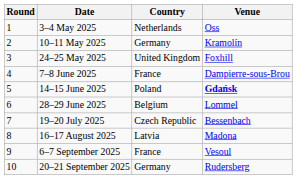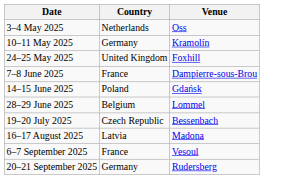- column: (21, 12)
(221, 89) bold -> (187, 89) normal
